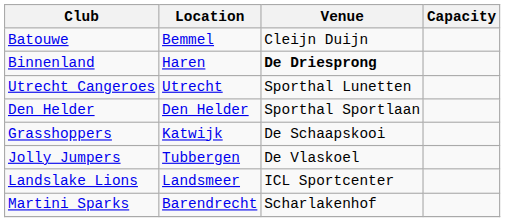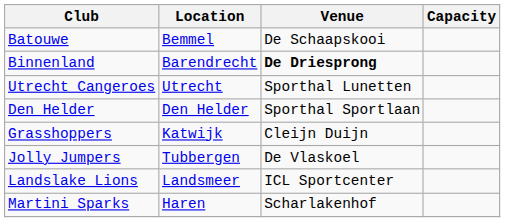(316, 40) Cleijn Duijn -> (325, 40) De Schaapskooi
(184, 63) Haren -> (210, 63) Barendrecht
(325, 134) De Schaapskooi -> (316, 134) Cleijn Duijn
(210, 204) Barendrecht -> (184, 204) Haren
